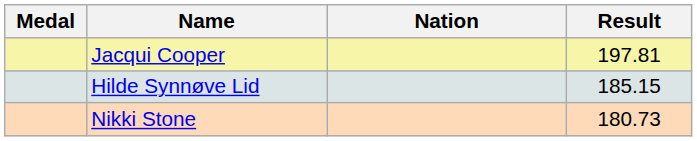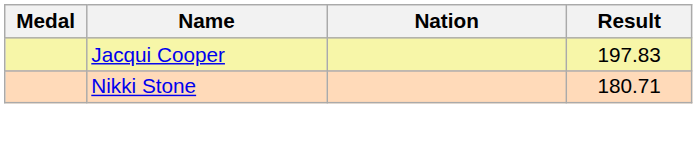(629, 54) 197.81 -> (629, 54) 197.83
- row: (175, 87)
(629, 120) 180.73 -> (629, 87) 180.71
